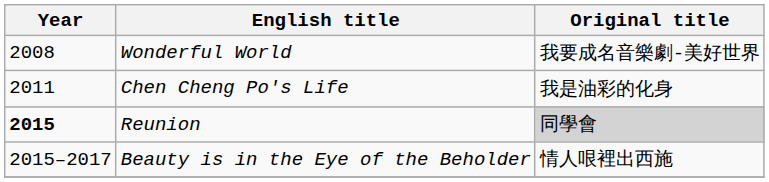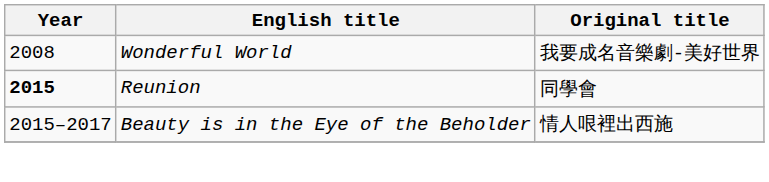- row: (235, 89)
(568, 125) lightgrey background -> (568, 89) no background
